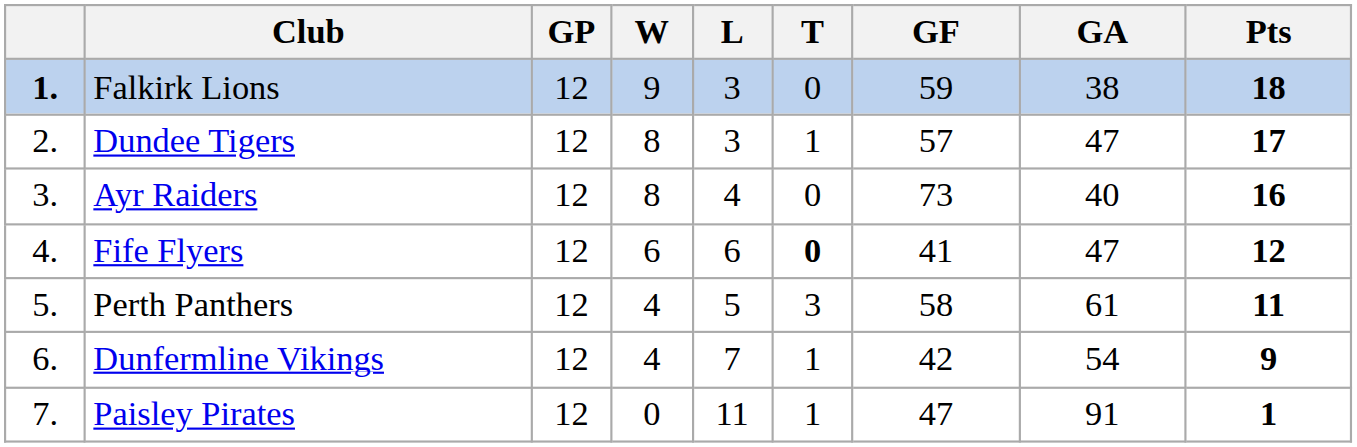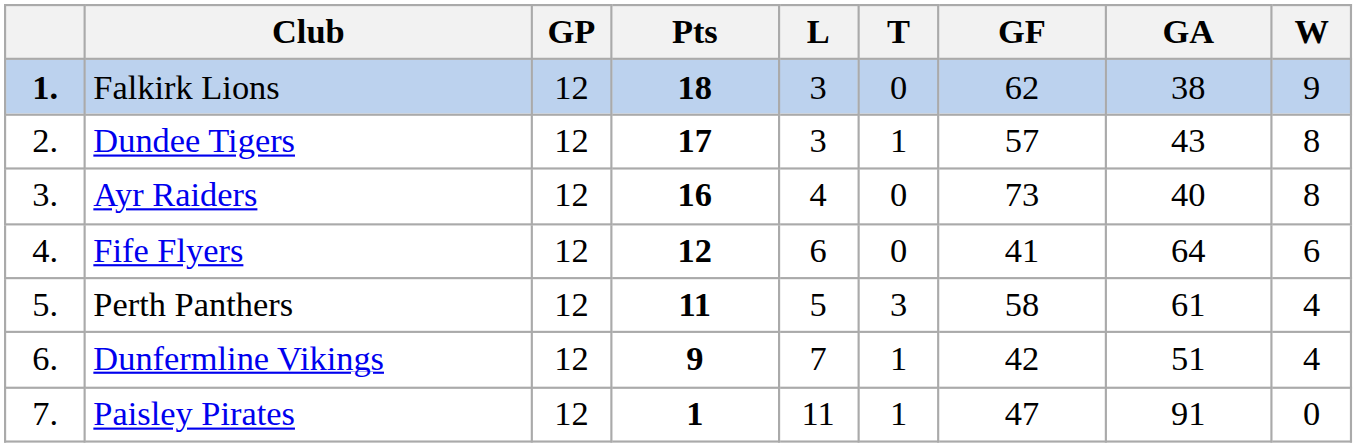columns swapped: (652, 31) <-> (1269, 31)
(936, 86) 59 -> (1022, 86) 62
(1102, 140) 47 -> (1188, 140) 43
(813, 250) bold -> (899, 250) normal
(1102, 250) 47 -> (1188, 250) 64
(1102, 359) 54 -> (1188, 359) 51
